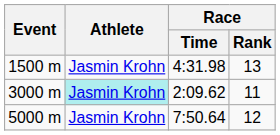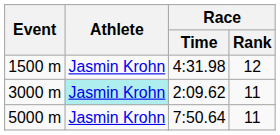(252, 68) 13 -> (252, 68) 12
(252, 118) 12 -> (252, 118) 11
